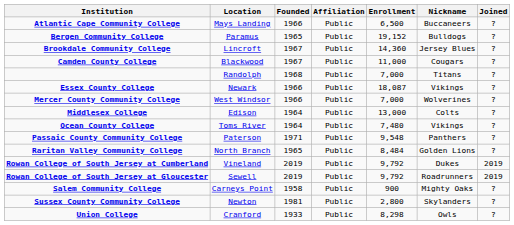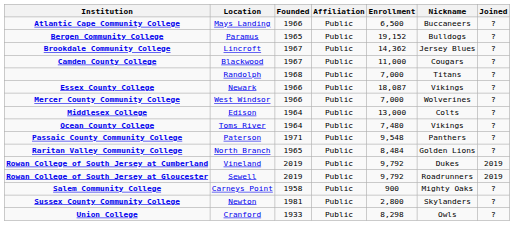(392, 49) 14,360 -> (392, 49) 14,362
